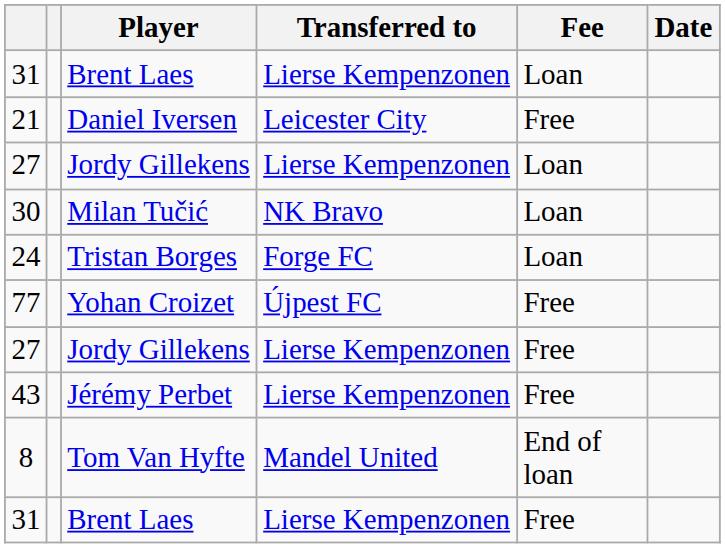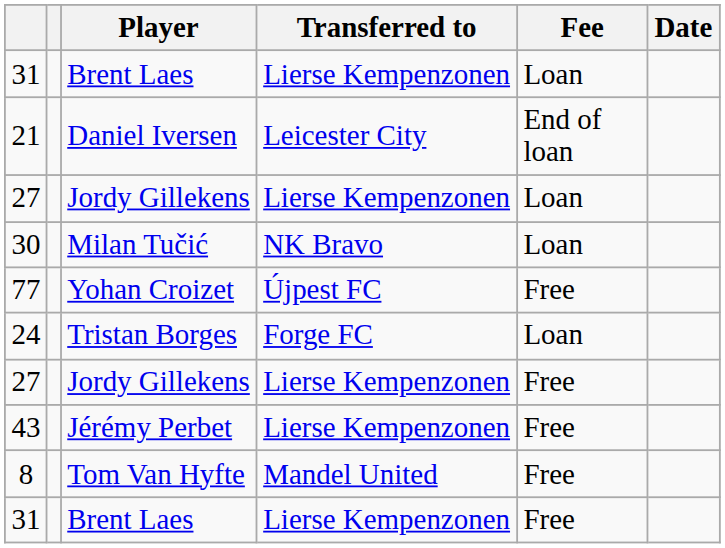(549, 119) Free -> (562, 135) End of loan
rows swapped: (26, 303) <-> (26, 257)
(562, 457) End of loan -> (549, 473) Free
